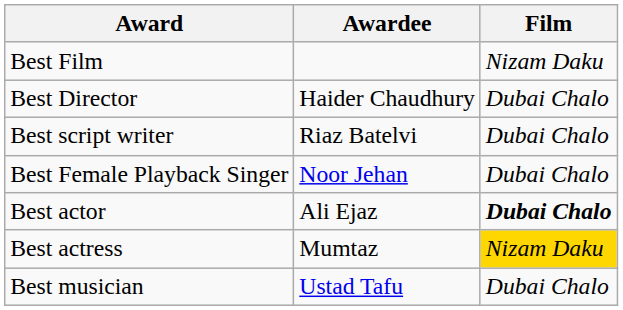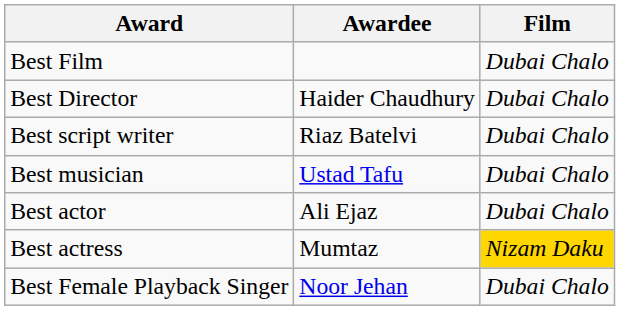(545, 60) Nizam Daku -> (547, 60) Dubai Chalo
rows swapped: (149, 173) <-> (77, 286)
(549, 211) bold -> (547, 211) normal
